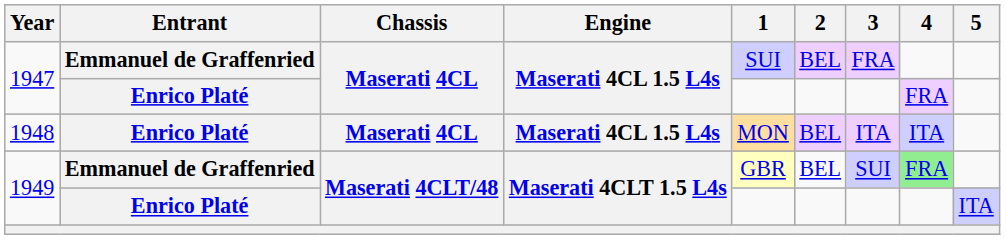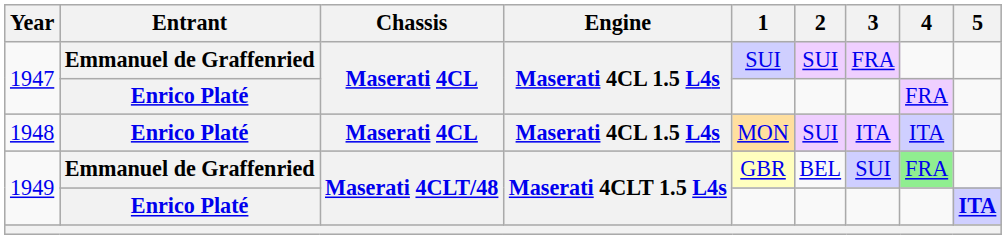(820, 59) BEL -> (820, 59) SUI
(820, 132) BEL -> (820, 132) SUI
(976, 206) normal -> (977, 206) bold
